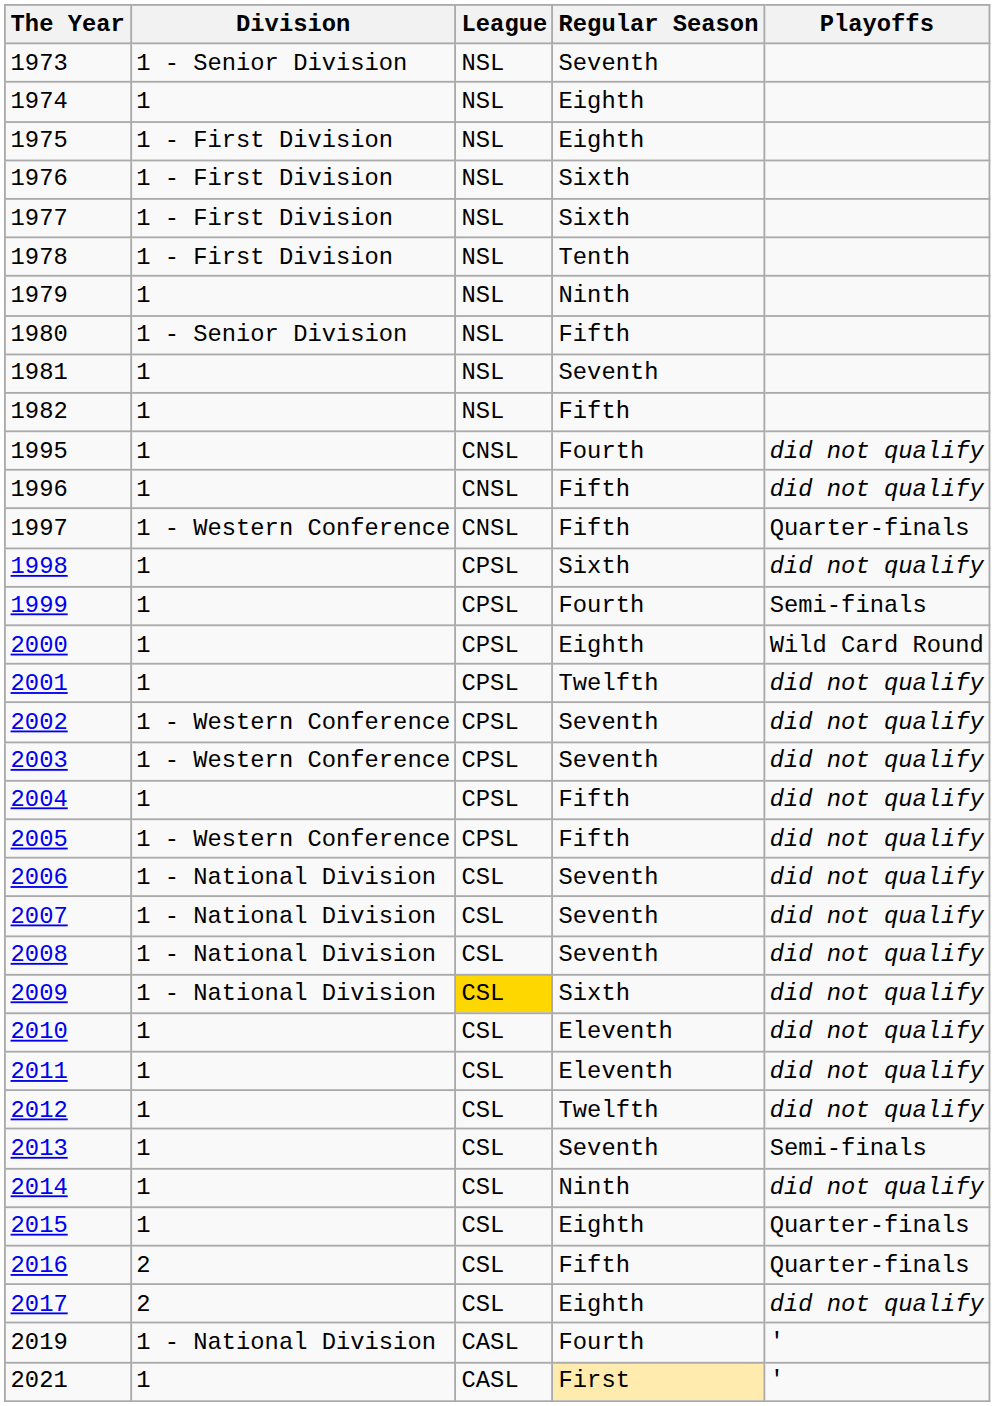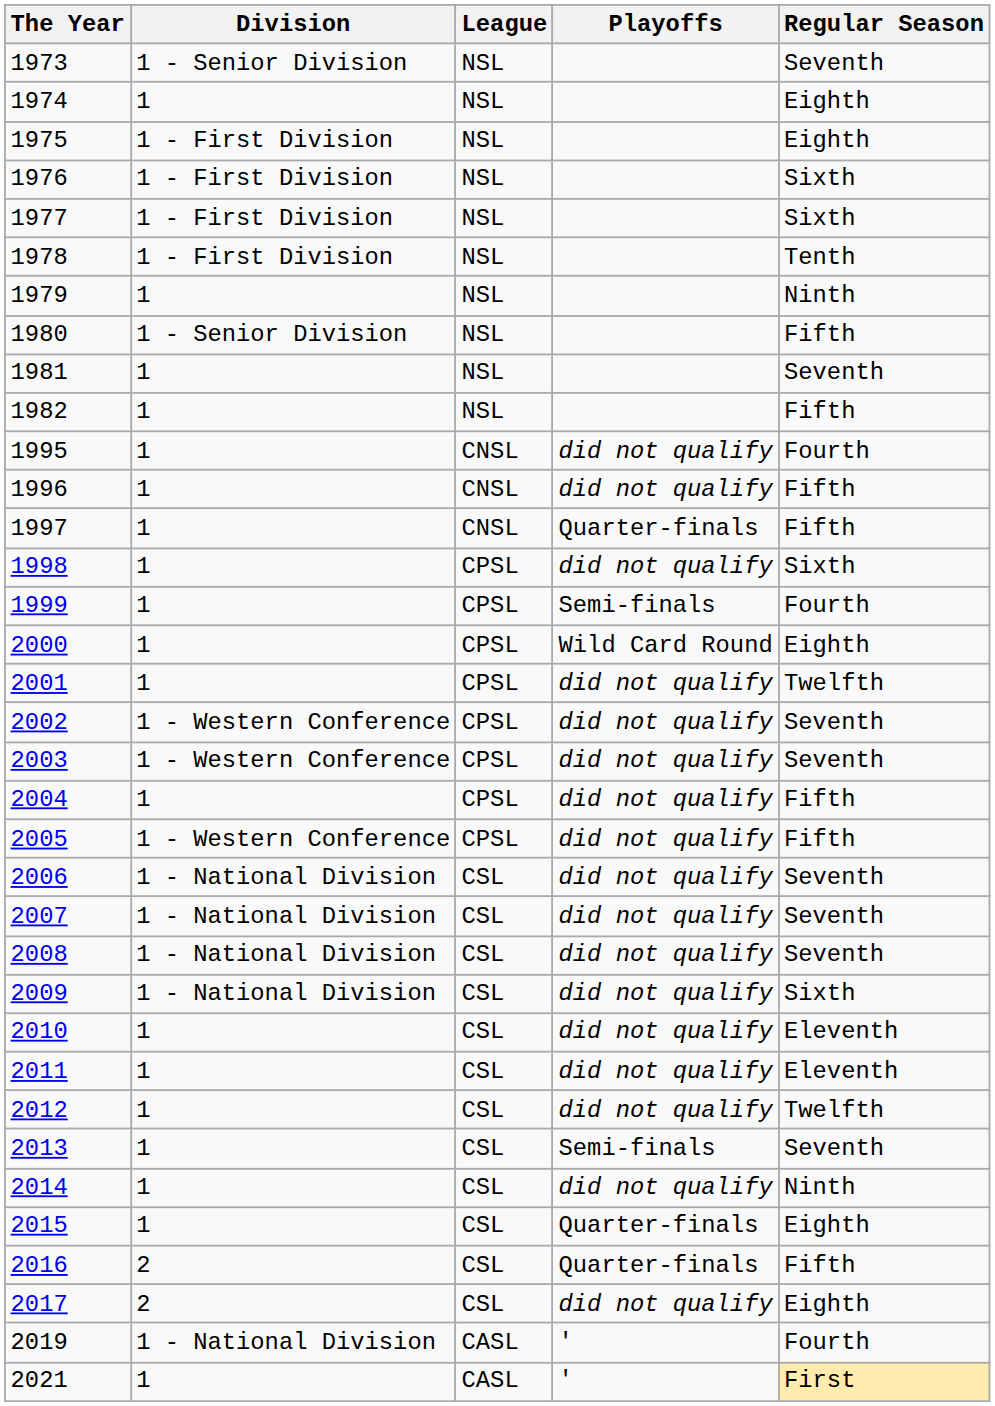columns swapped: (658, 24) <-> (877, 24)
(293, 528) 1 - Western Conference -> (143, 528) 1
(483, 994) gold background -> (483, 994) no background
